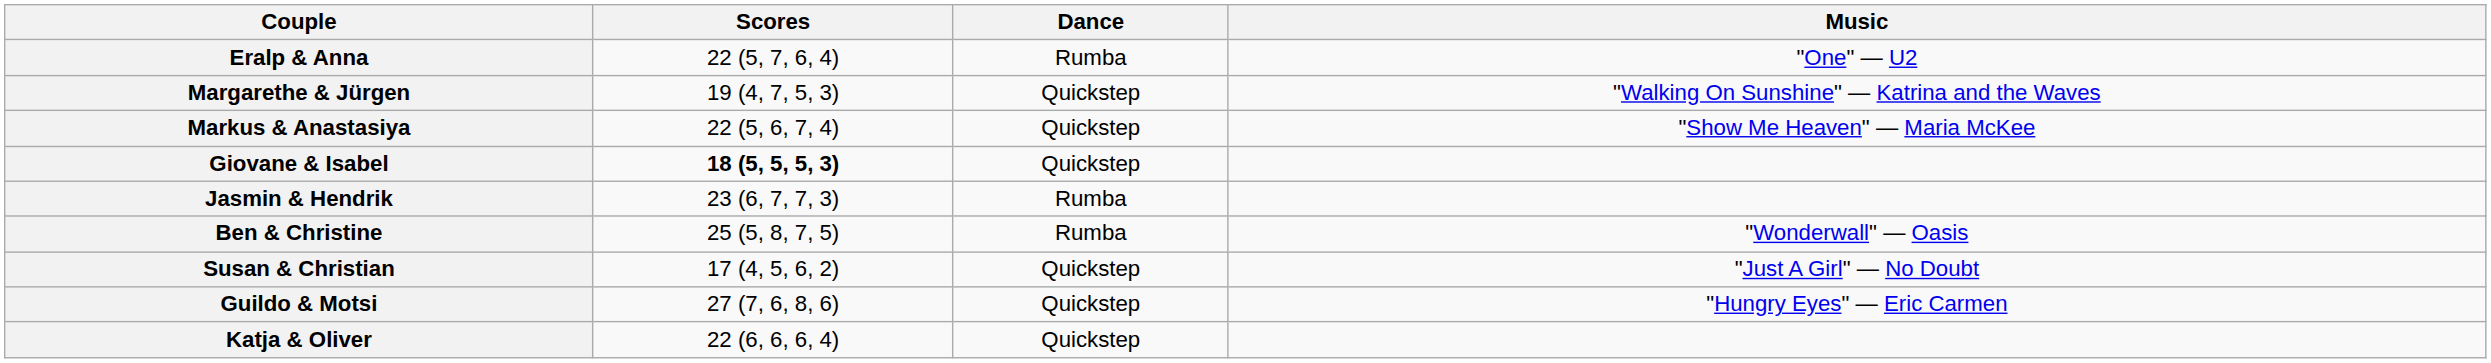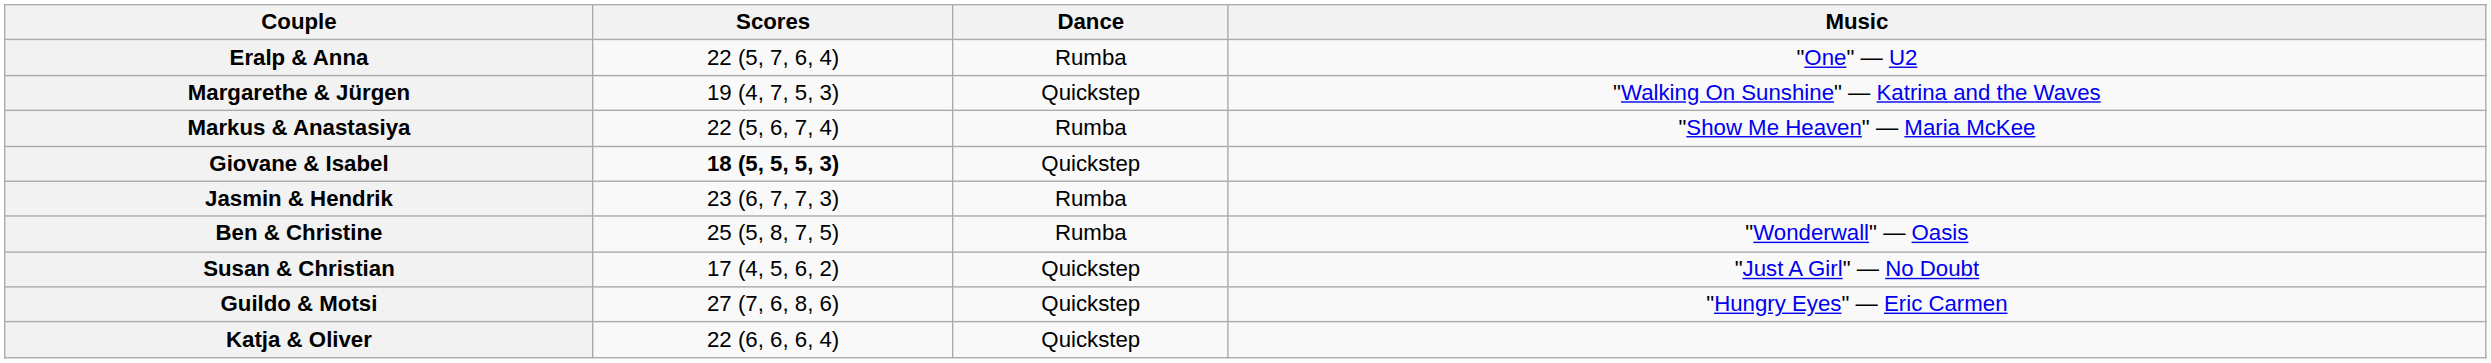(1091, 127) Quickstep -> (1091, 127) Rumba
